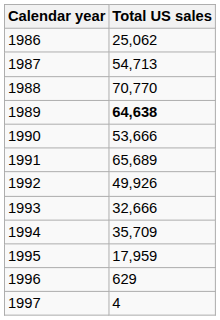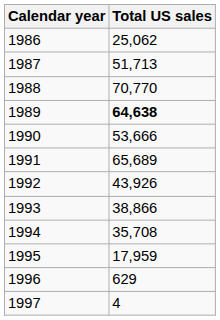(135, 63) 54,713 -> (135, 63) 51,713
(135, 183) 49,926 -> (135, 183) 43,926
(135, 207) 32,666 -> (135, 207) 38,866
(135, 231) 35,709 -> (135, 231) 35,708
